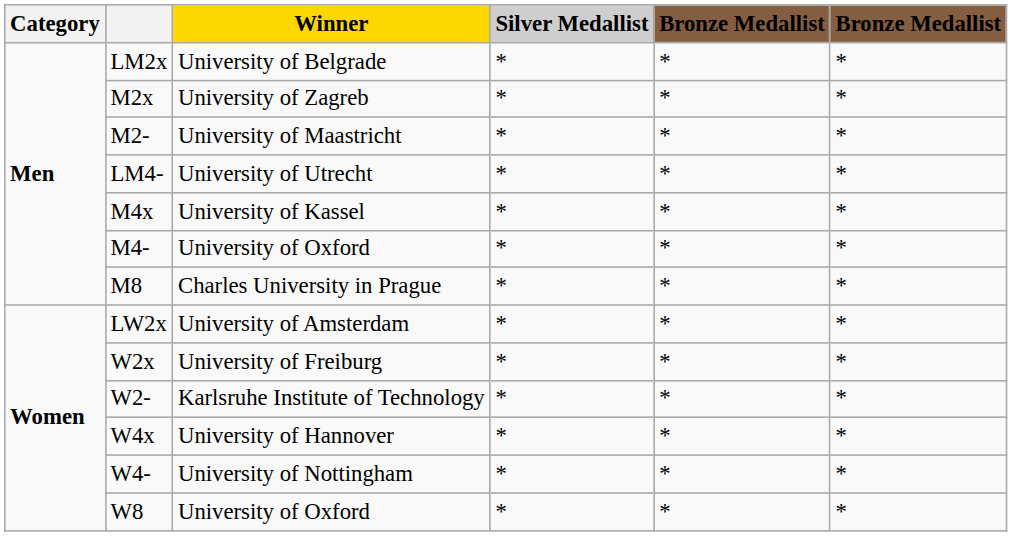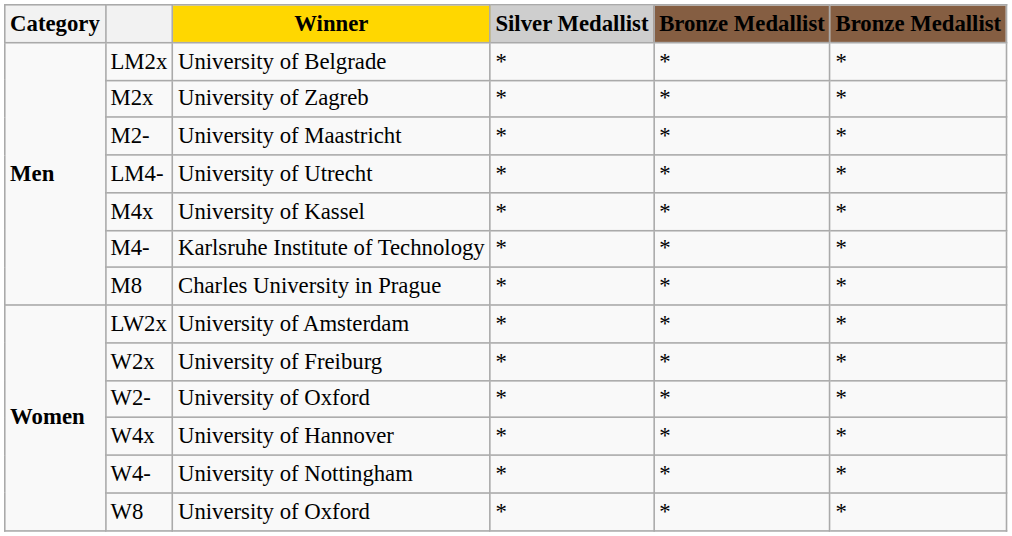(274, 248) University of Oxford -> (331, 248) Karlsruhe Institute of Technology
(331, 398) Karlsruhe Institute of Technology -> (274, 398) University of Oxford
